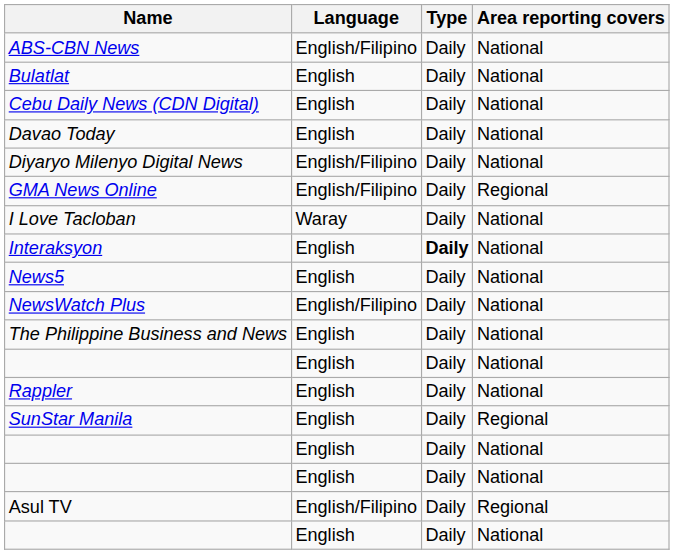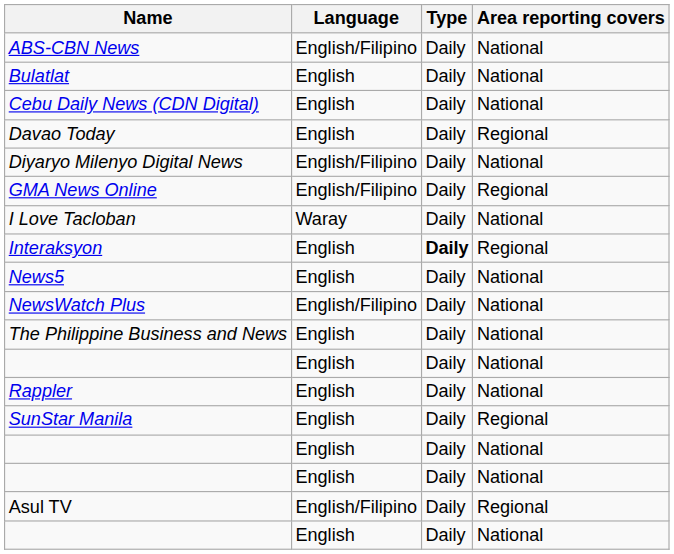(510, 133) National -> (513, 133) Regional
(510, 248) National -> (513, 248) Regional
